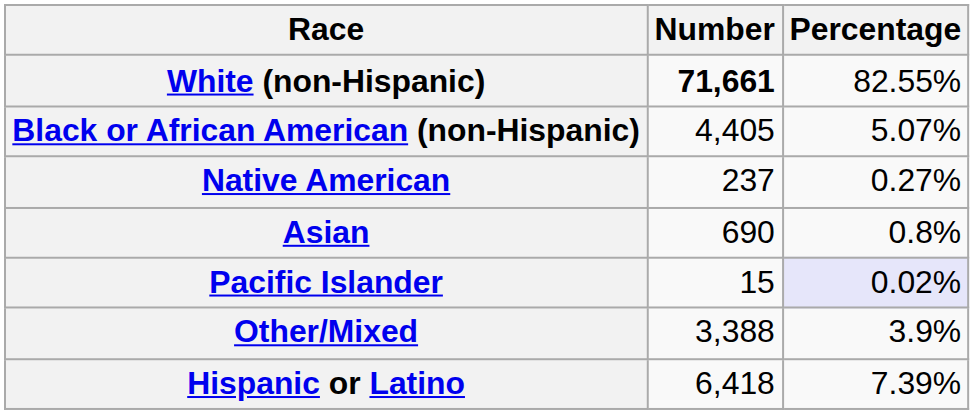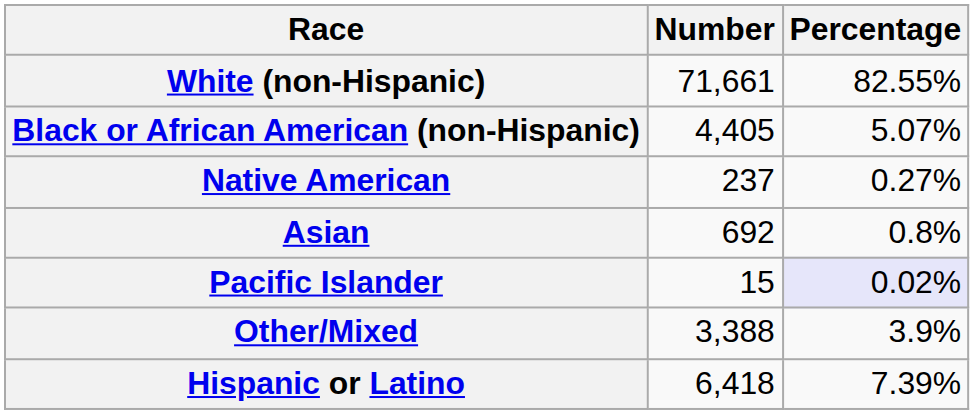(726, 80) bold -> (726, 80) normal
(748, 231) 690 -> (748, 231) 692
